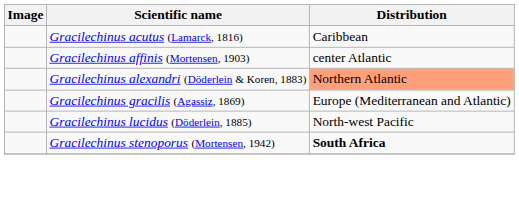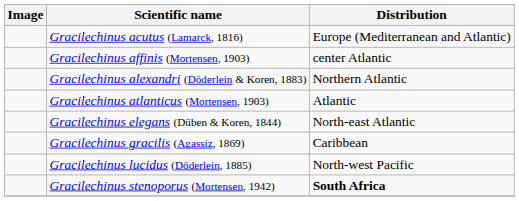(340, 36) Caribbean -> (412, 36) Europe (Mediterranean and Atlantic)
(360, 79) lightsalmon background -> (360, 79) no background
+ row: (159, 100)
+ row: (165, 121)
(412, 100) Europe (Mediterranean and Atlantic) -> (340, 143) Caribbean
